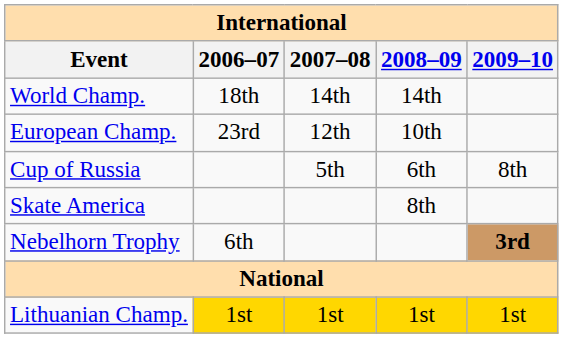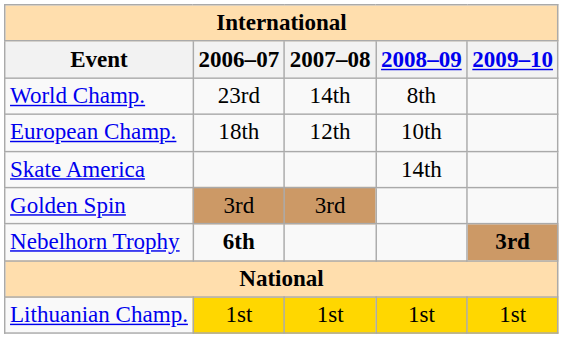(239, 95) 18th -> (239, 95) 23rd
(421, 95) 14th -> (421, 95) 8th
(239, 132) 23rd -> (239, 132) 18th
- row: (75, 168)
(421, 205) 8th -> (421, 168) 14th
+ row: (68, 205)
(239, 242) normal -> (239, 242) bold
